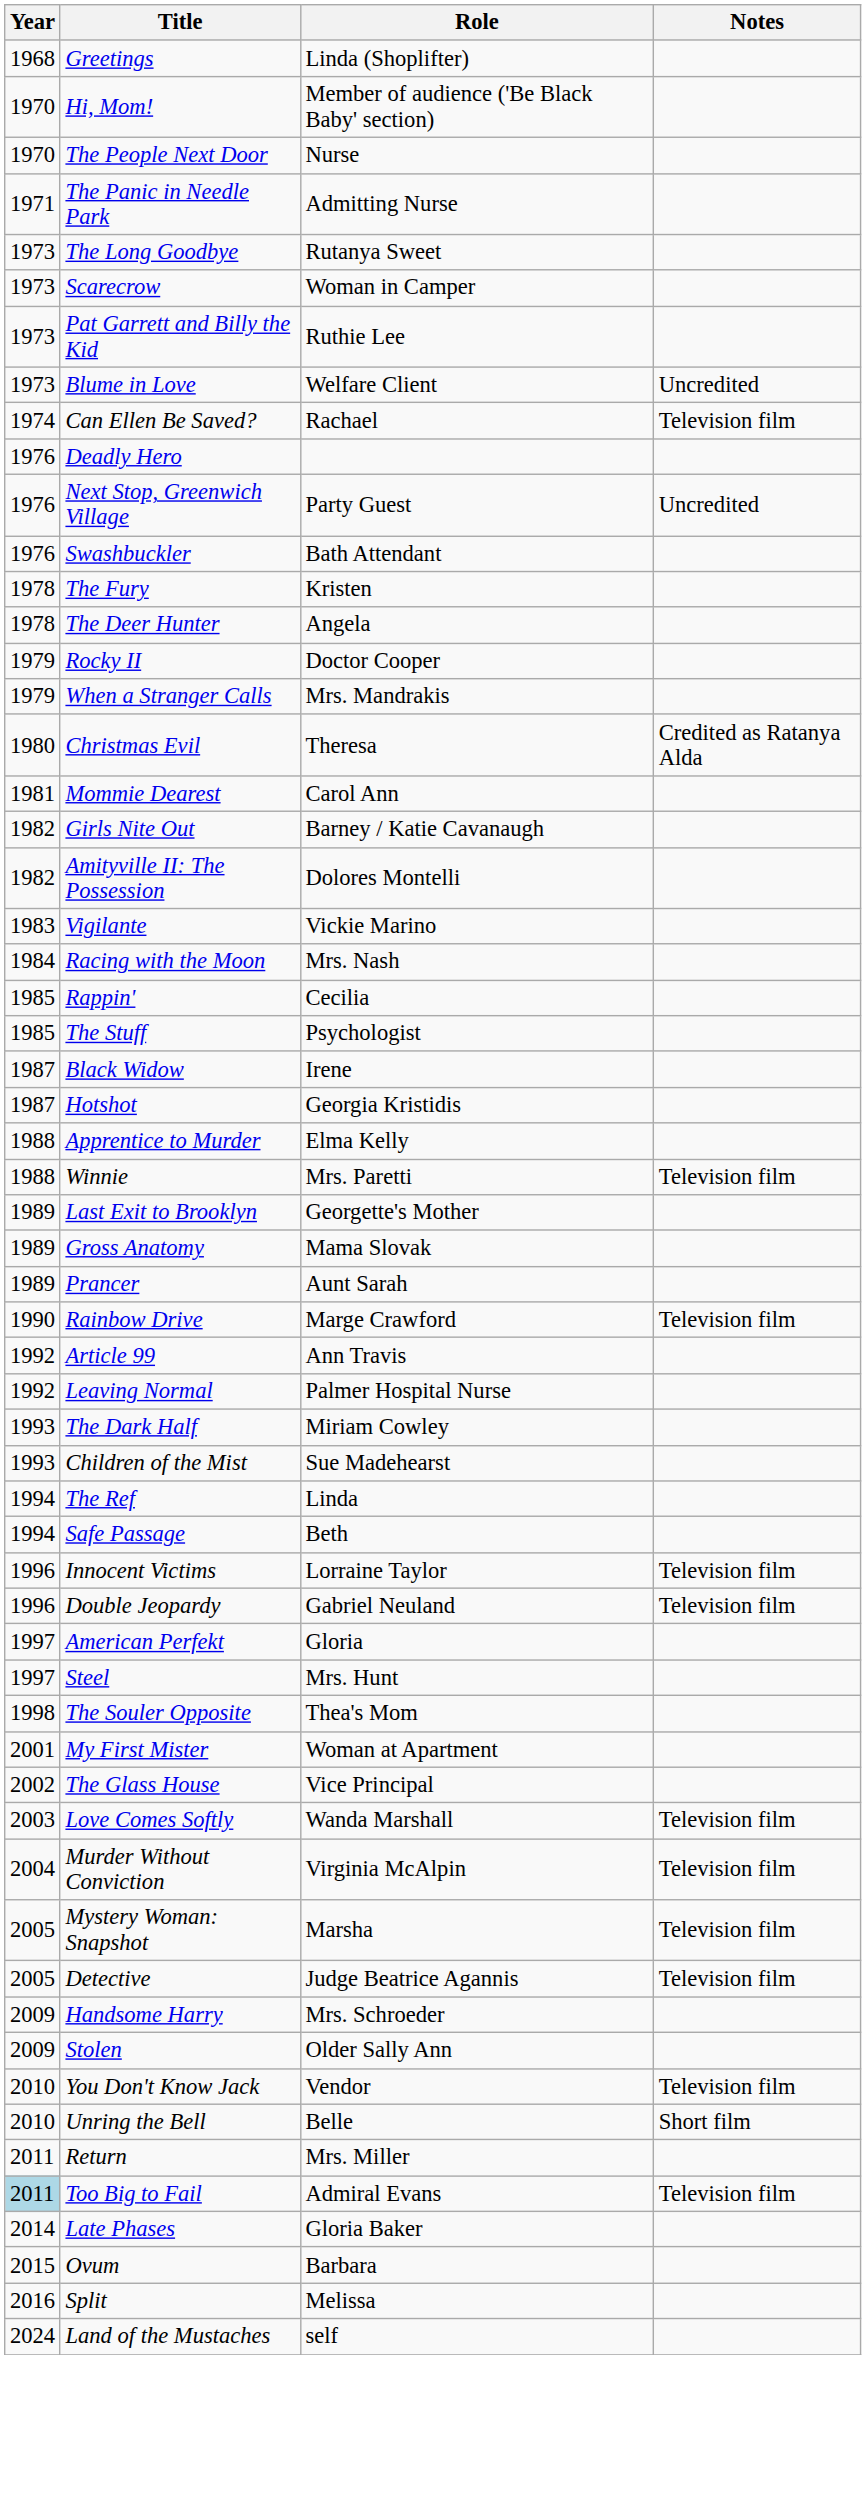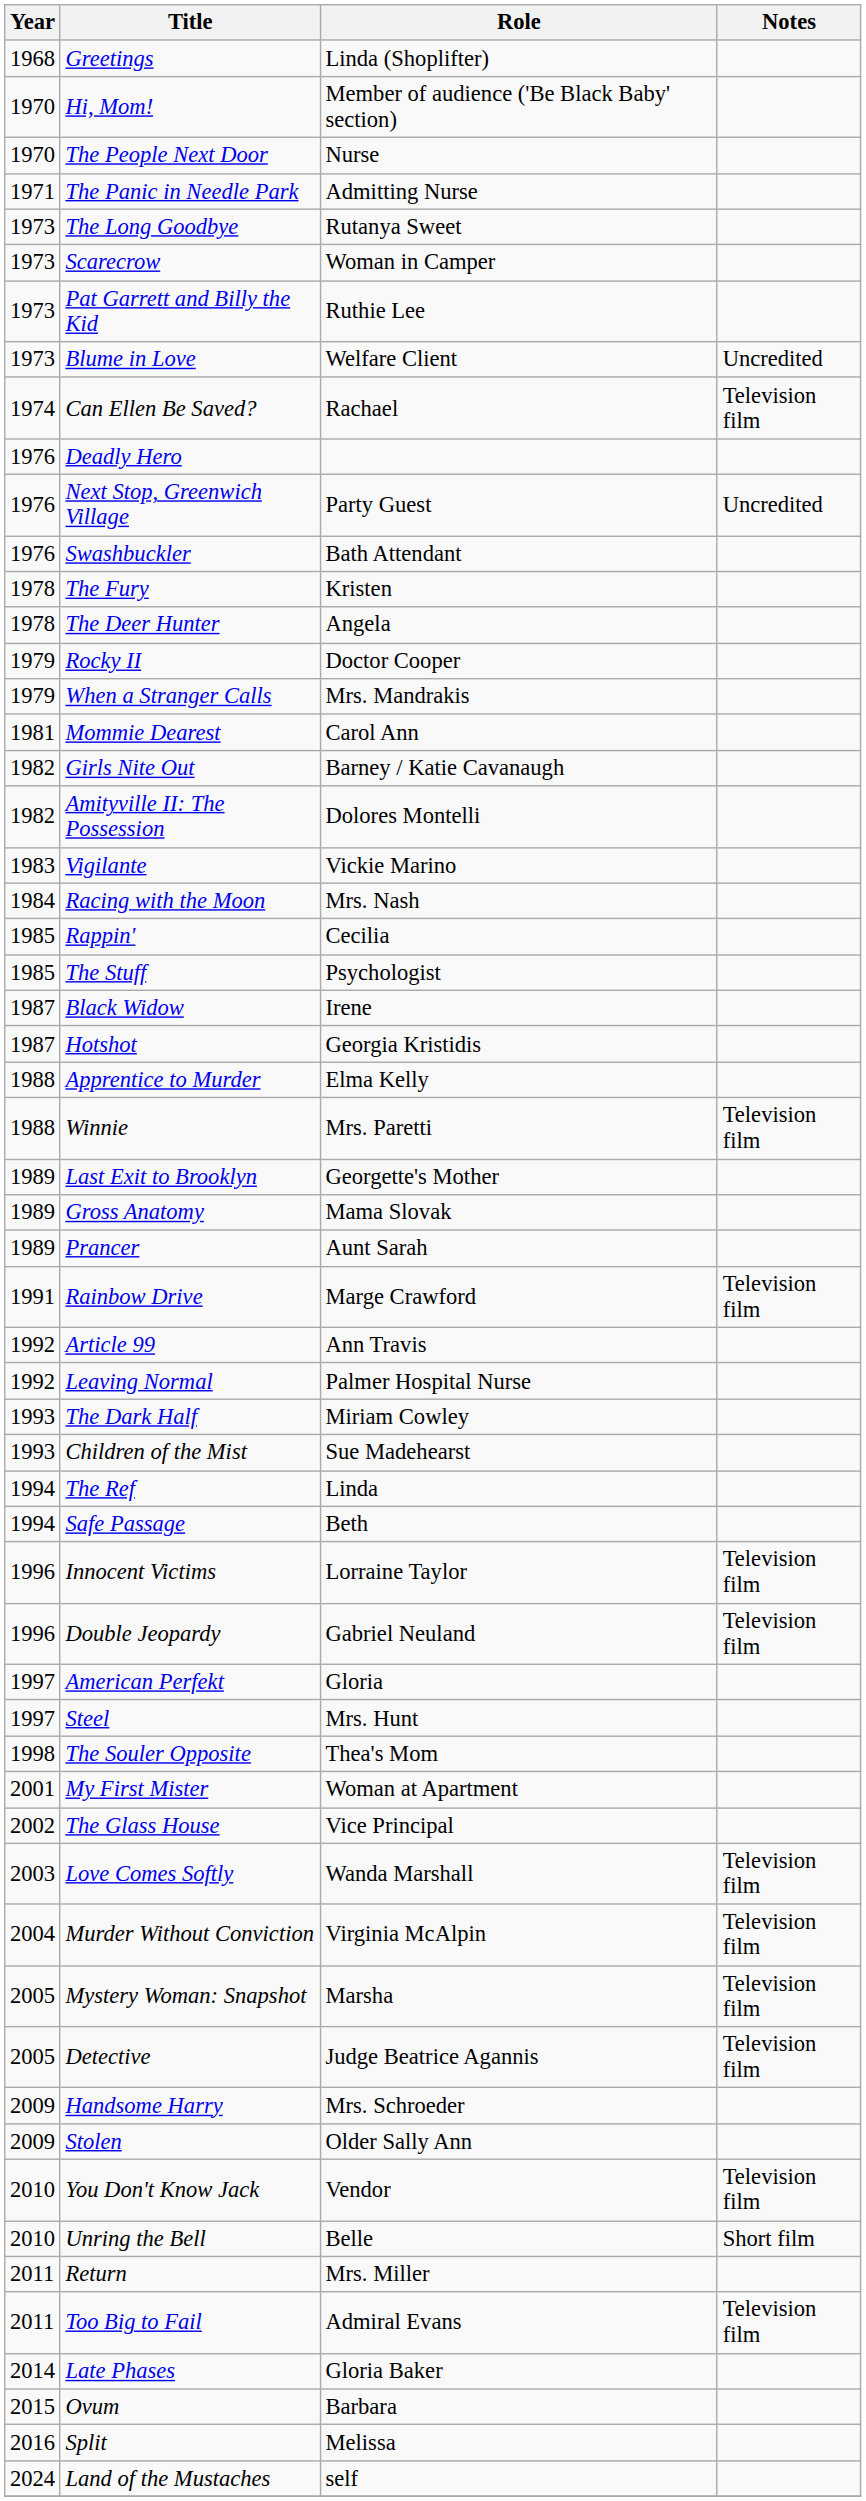- row: (133, 744)
(32, 1319) 1990 -> (32, 1296) 1991
(32, 2193) lightblue background -> (32, 2322) no background
